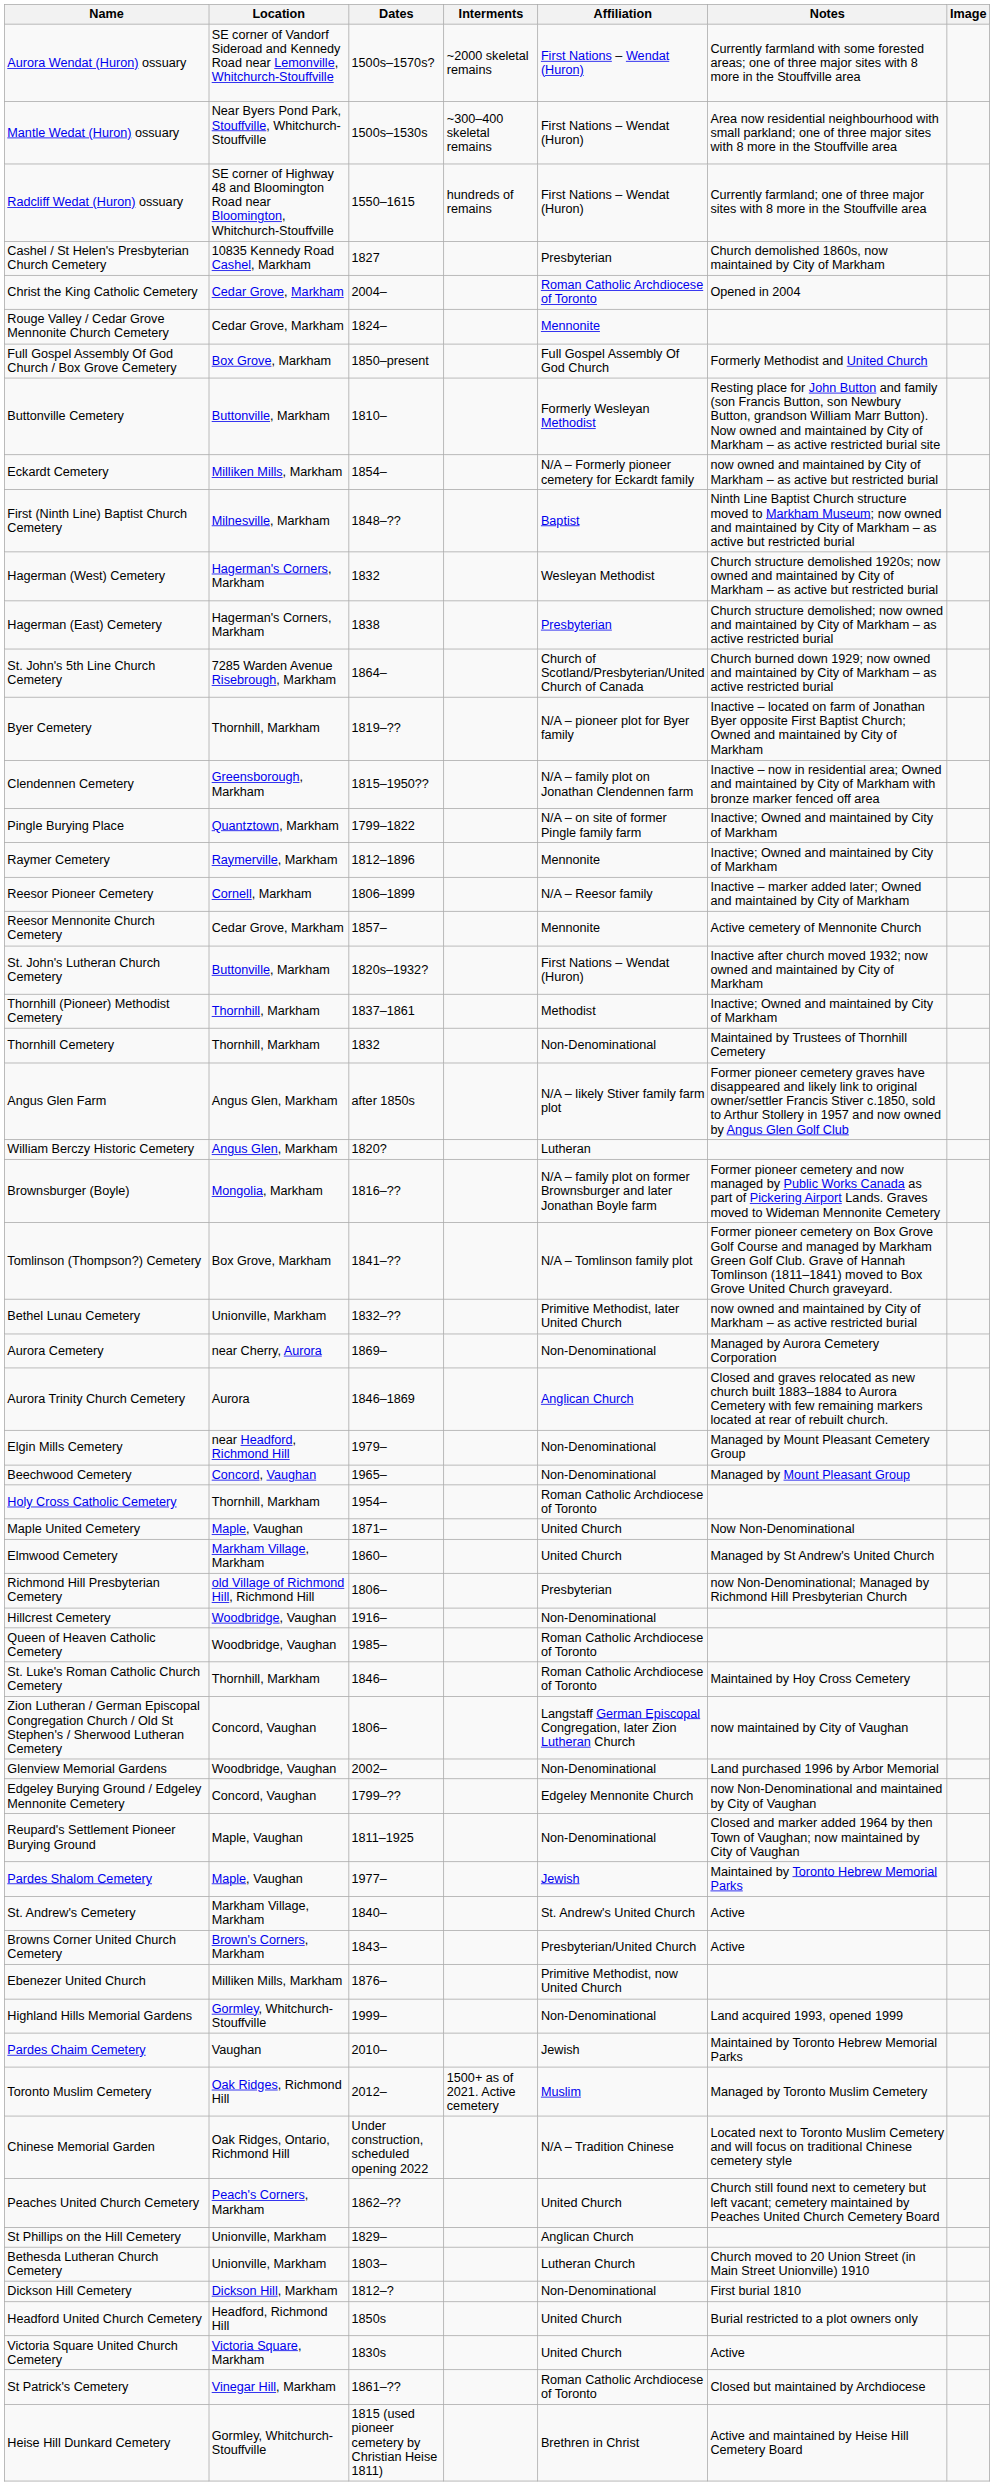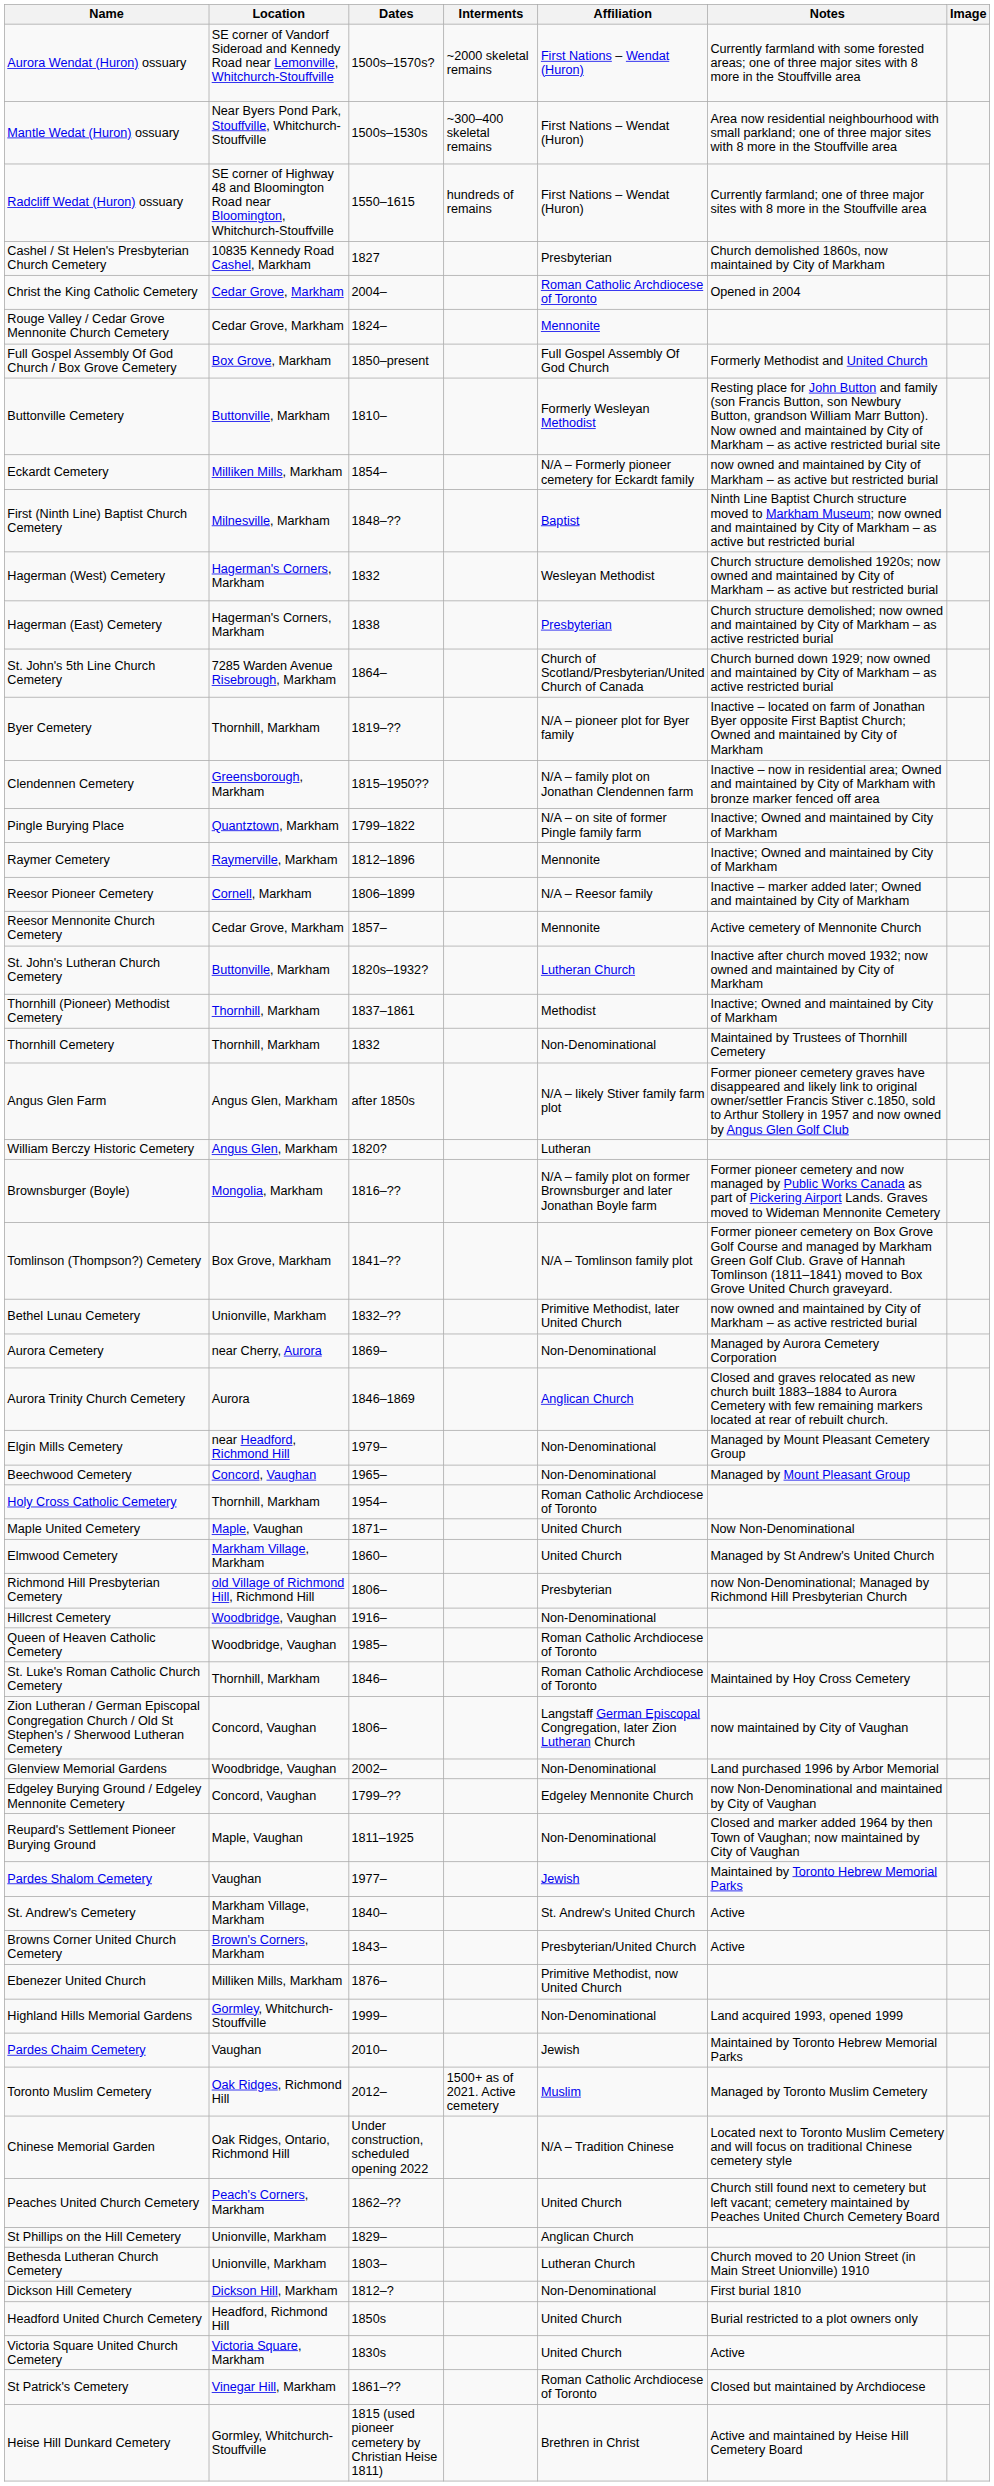(605, 970) First Nations – Wendat (Huron) -> (588, 970) Lutheran Church
(257, 1879) Maple, Vaughan -> (237, 1879) Vaughan
